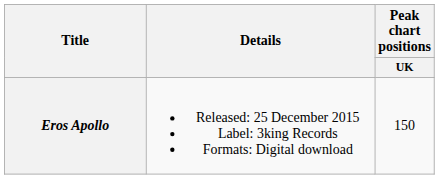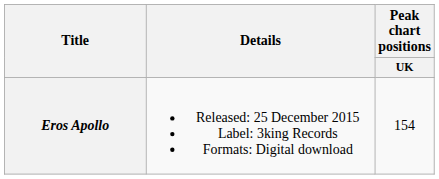(405, 125) 150 -> (405, 125) 154
